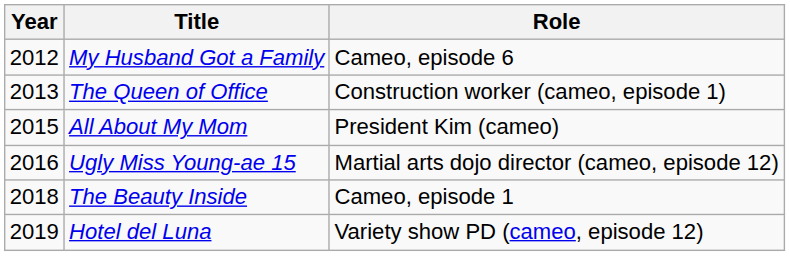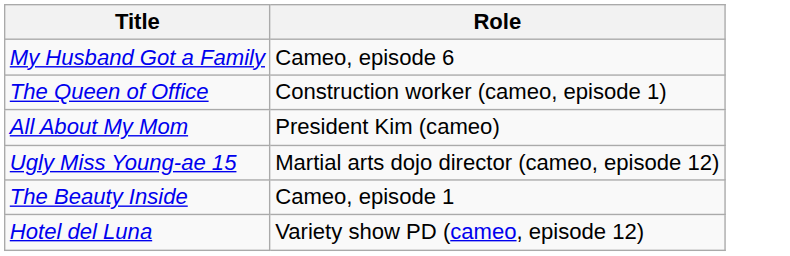- column: (34, 22)
